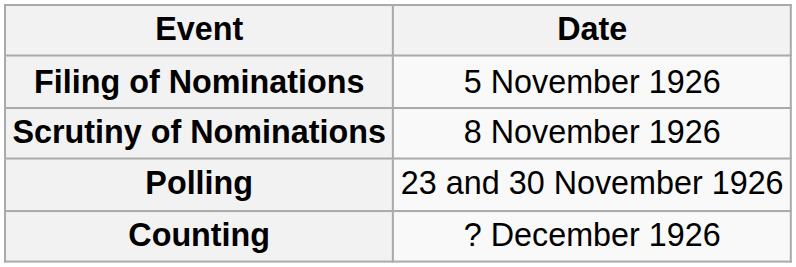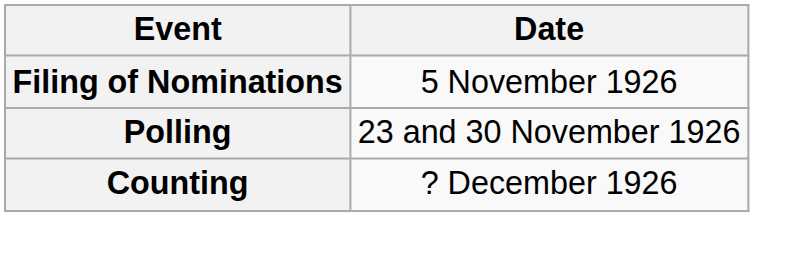- row: (199, 132)
